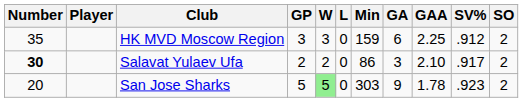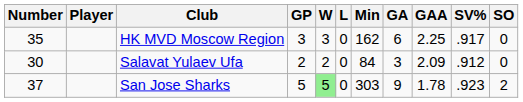(367, 39) 159 -> (367, 39) 162
(470, 39) .912 -> (470, 39) .917
(504, 39) 2 -> (504, 39) 0
(35, 62) bold -> (35, 62) normal
(367, 62) 86 -> (367, 62) 84
(431, 62) 2.10 -> (431, 62) 2.09
(470, 62) .917 -> (470, 62) .912
(504, 62) 2 -> (504, 62) 0
(35, 85) 20 -> (35, 85) 37
